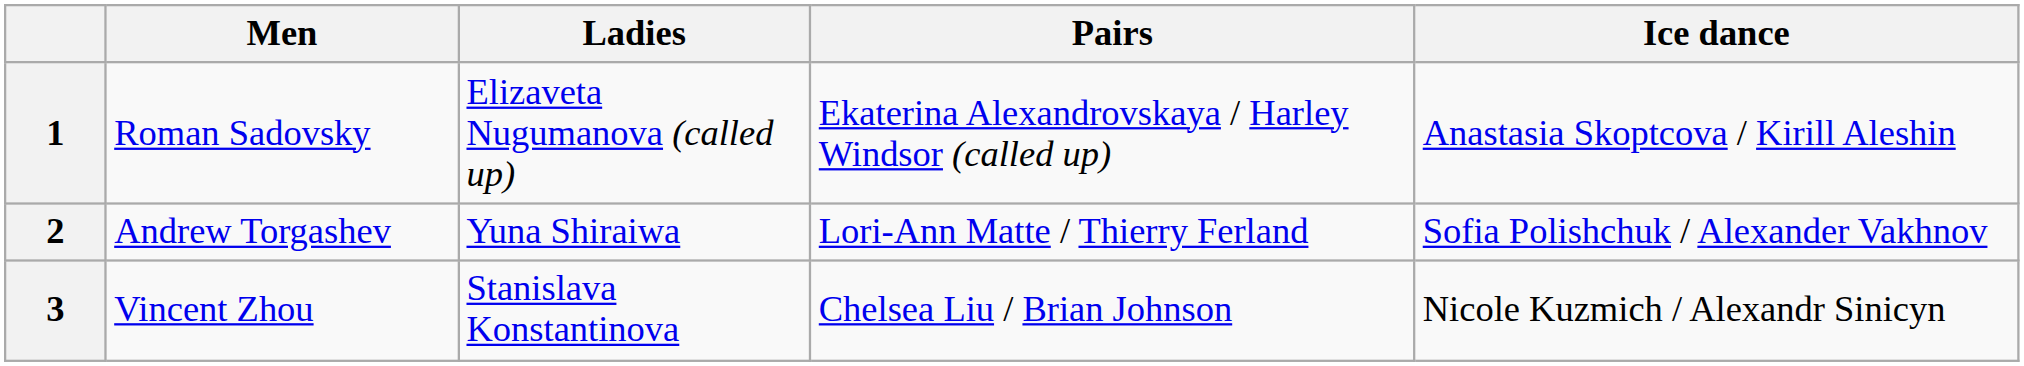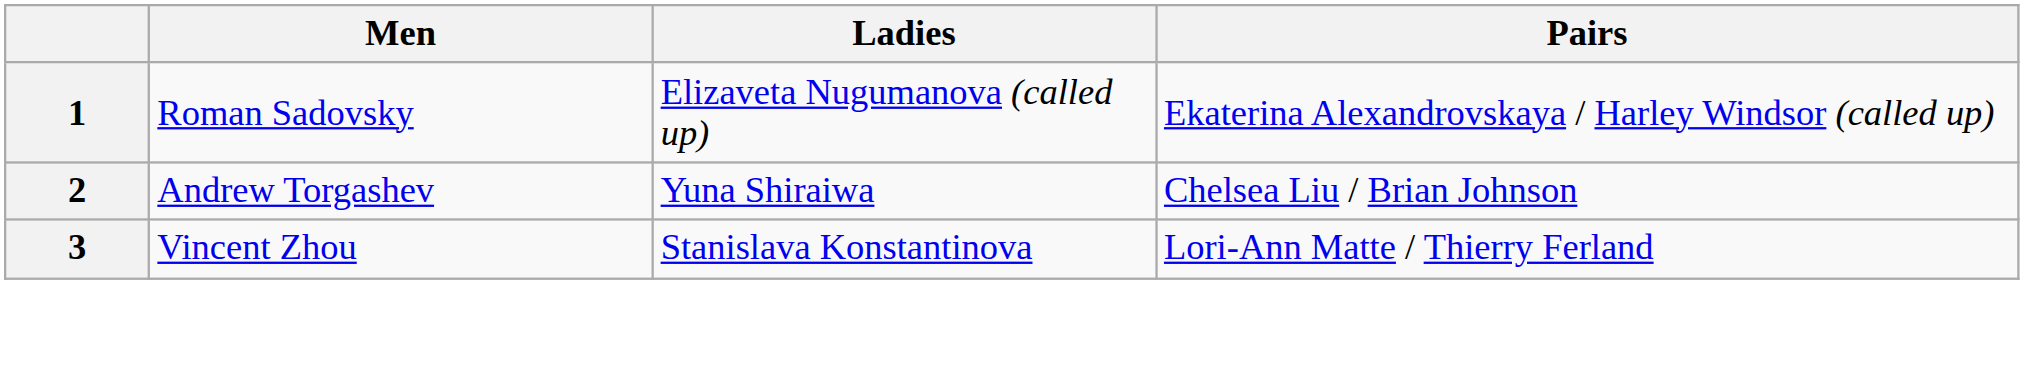- column: (1716, 33)
(1064, 231) Lori-Ann Matte / Thierry Ferland -> (1371, 190) Chelsea Liu / Brian Johnson
(1025, 309) Chelsea Liu / Brian Johnson -> (1409, 248) Lori-Ann Matte / Thierry Ferland
